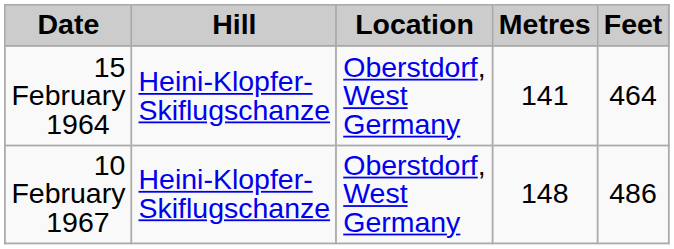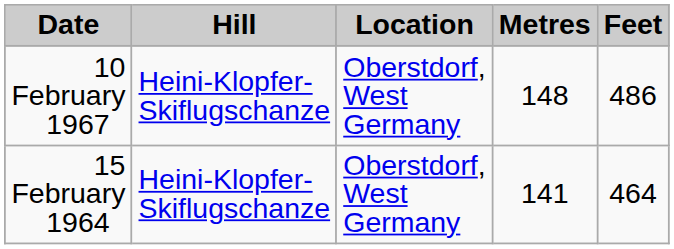rows swapped: (68, 95) <-> (68, 193)
